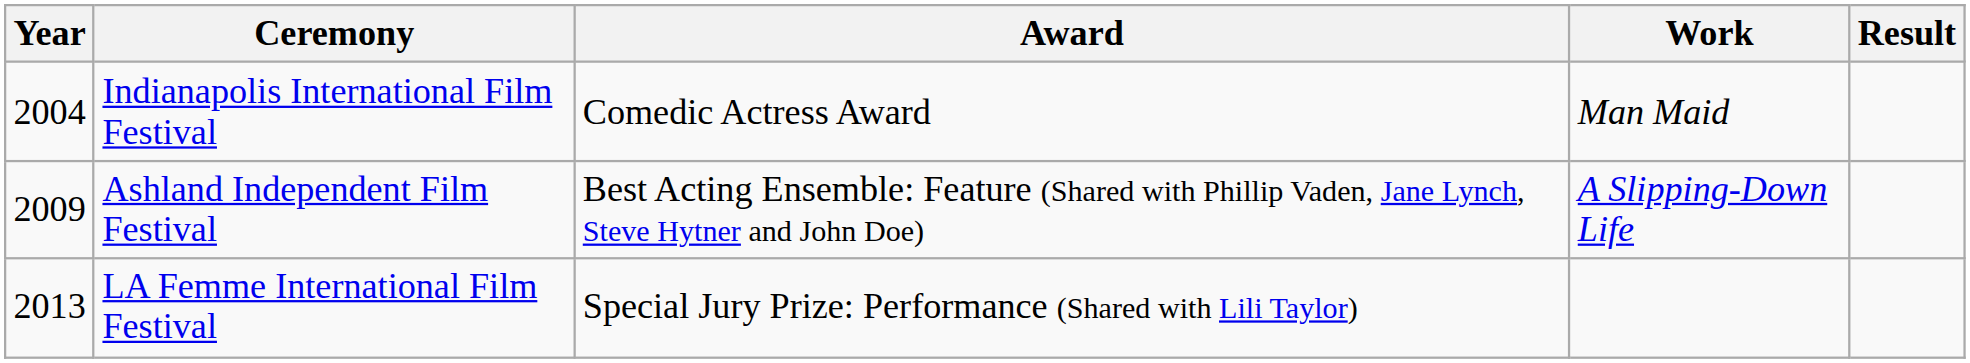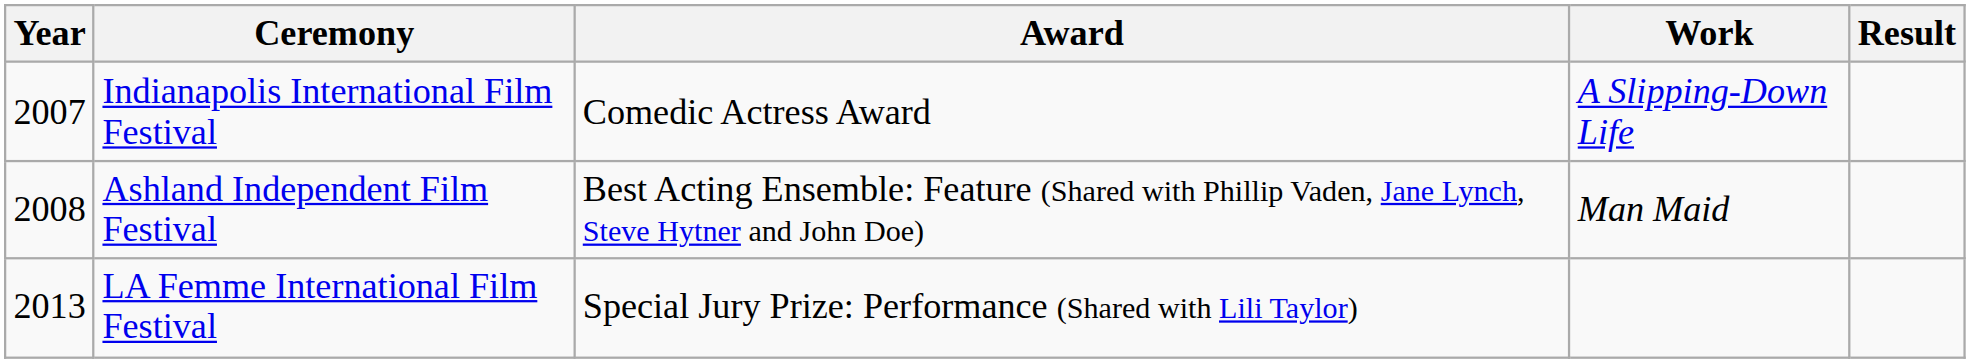(50, 110) 2004 -> (50, 110) 2007
(1654, 110) Man Maid -> (1702, 110) A Slipping-Down Life
(50, 208) 2009 -> (50, 208) 2008
(1702, 208) A Slipping-Down Life -> (1654, 208) Man Maid
